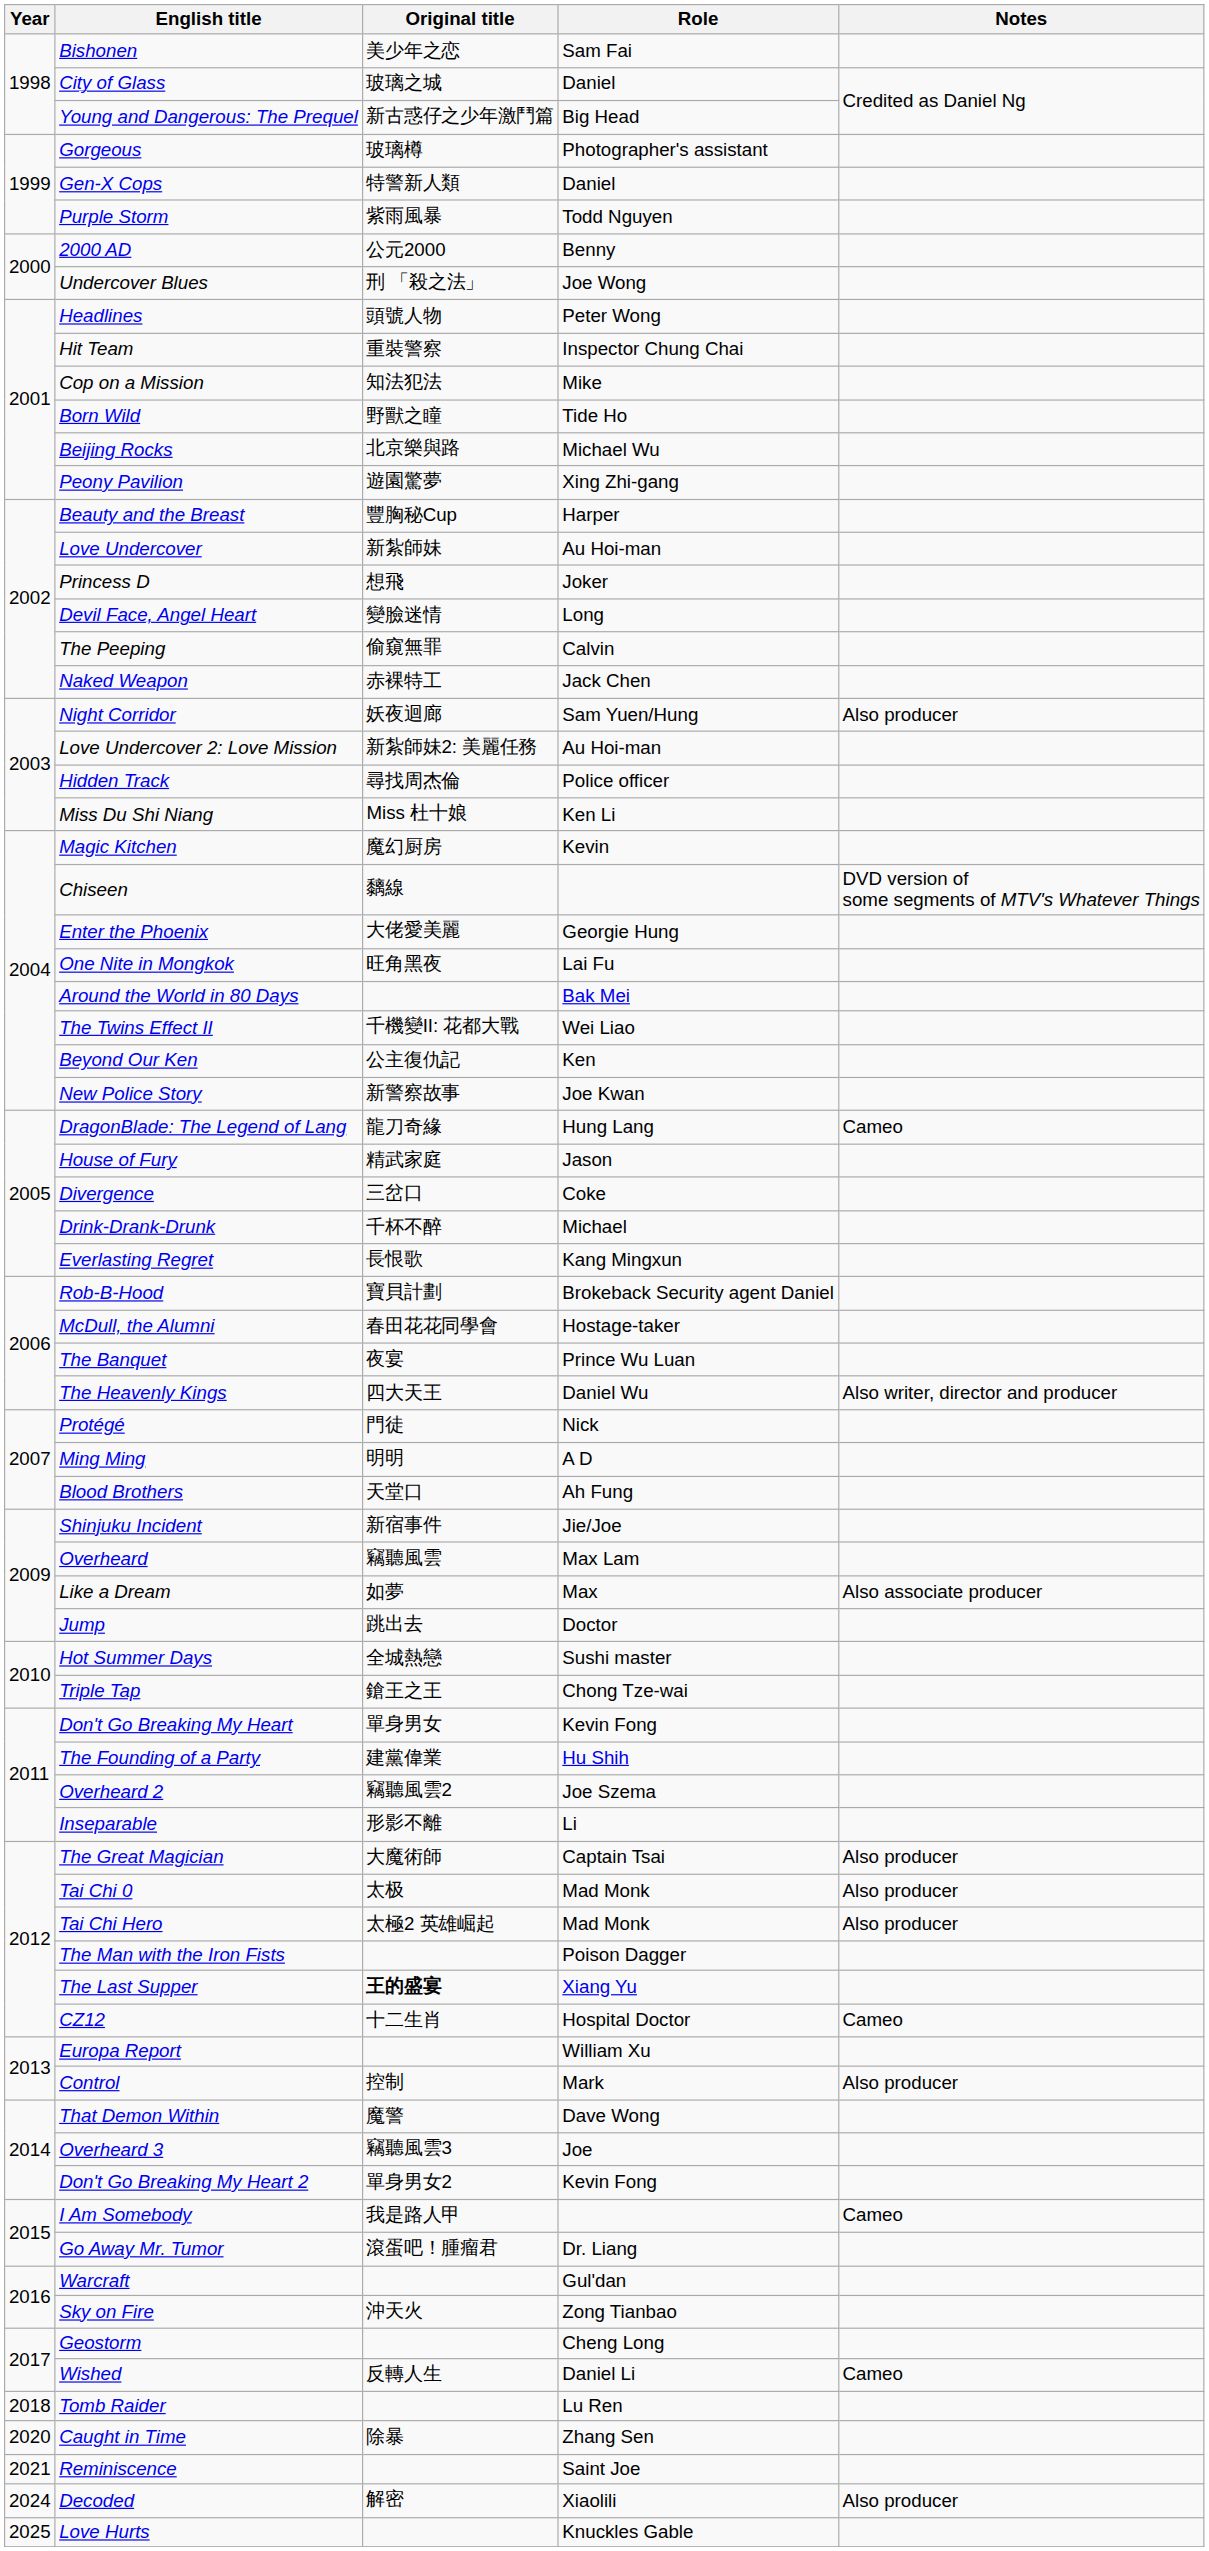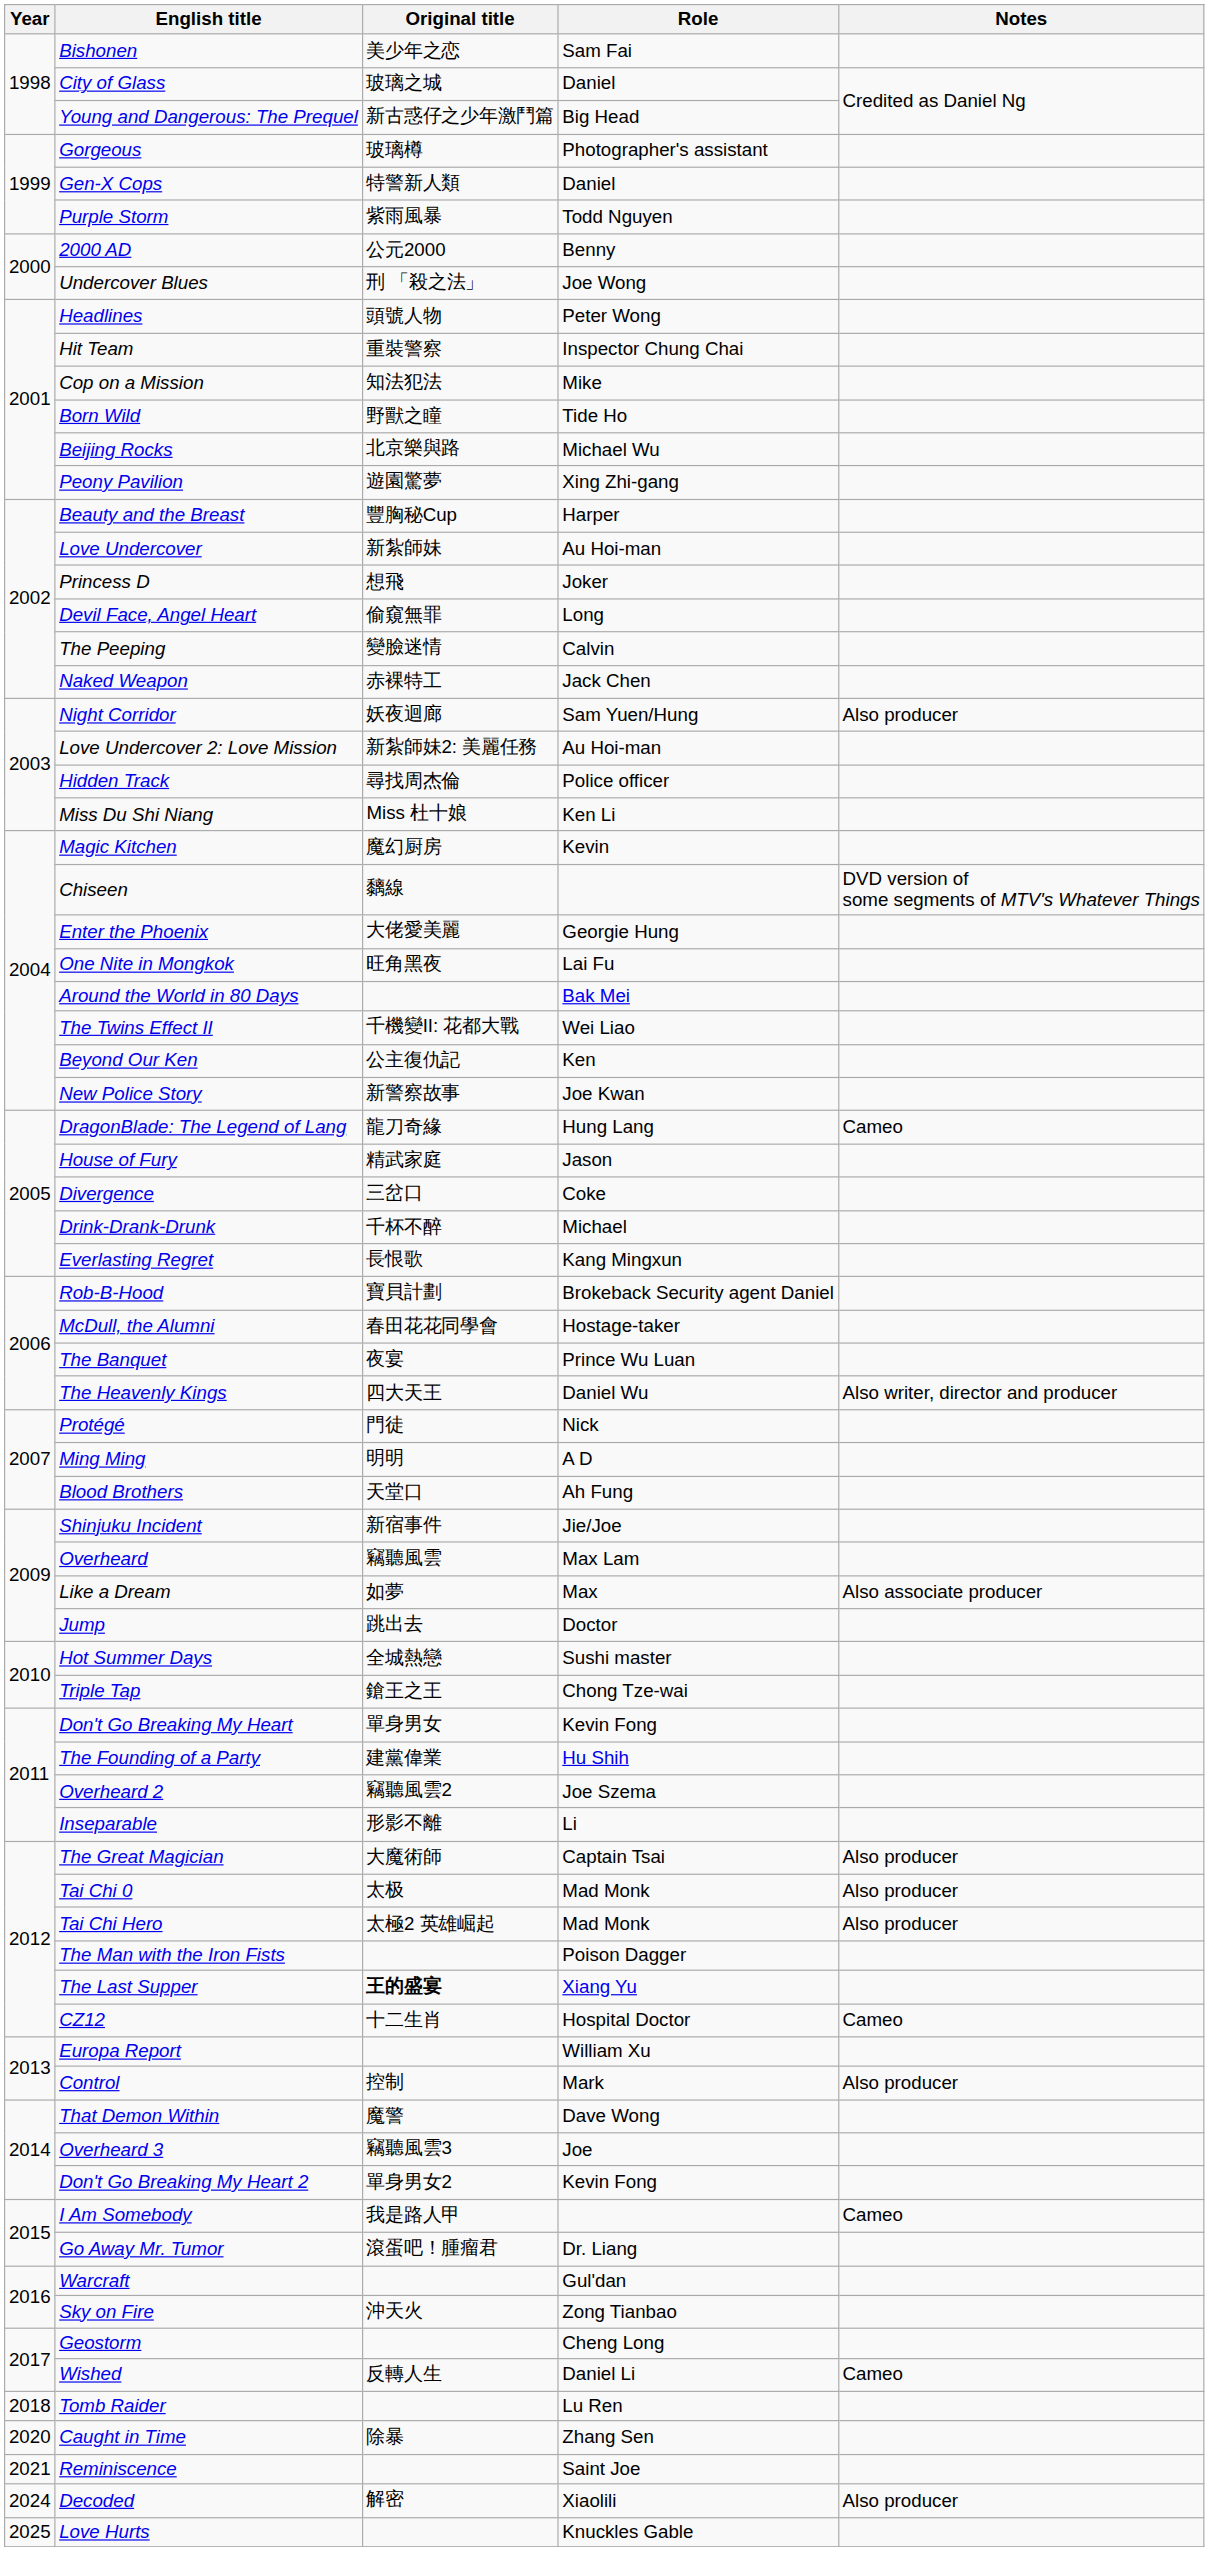(404, 614) 變臉迷情 -> (404, 614) 偷窺無罪
(404, 647) 偷窺無罪 -> (404, 647) 變臉迷情
